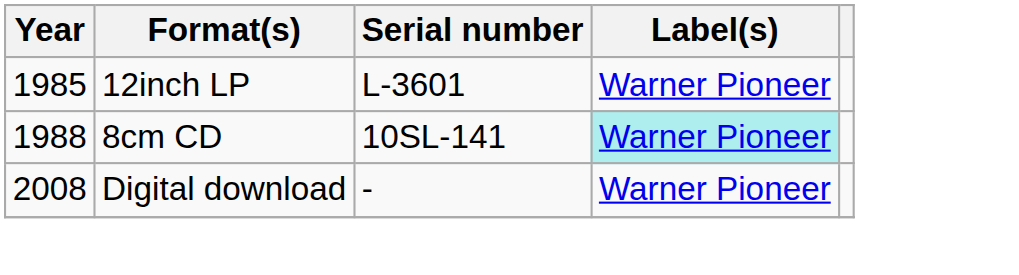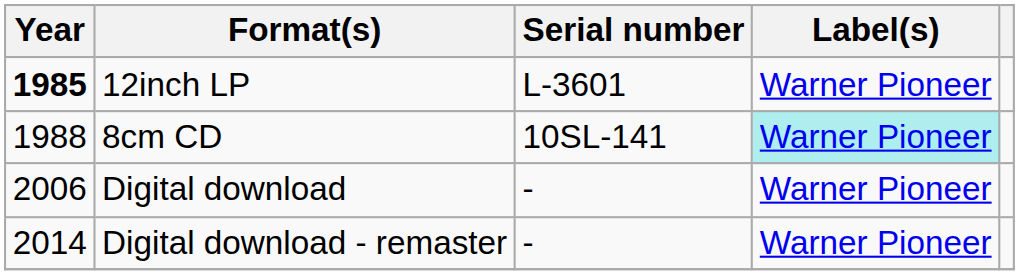(50, 83) normal -> (50, 83) bold
(50, 189) 2008 -> (50, 189) 2006
+ row: (305, 242)
